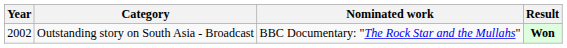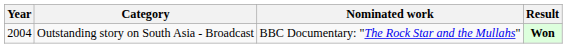(19, 33) 2002 -> (19, 33) 2004
